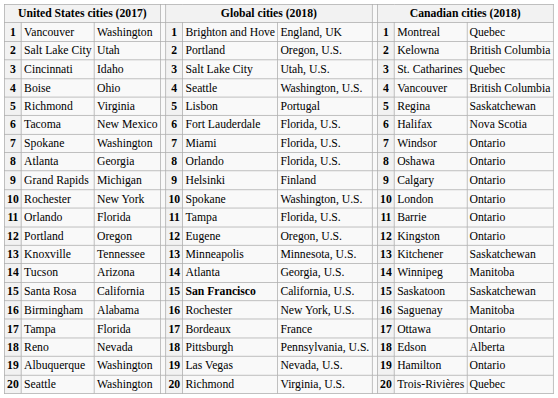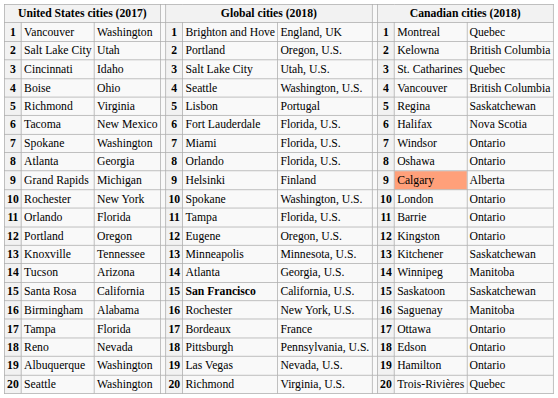(416, 180) no background -> (416, 180) lightsalmon background
(487, 180) Ontario -> (487, 180) Alberta
(487, 347) Alberta -> (487, 347) Ontario
